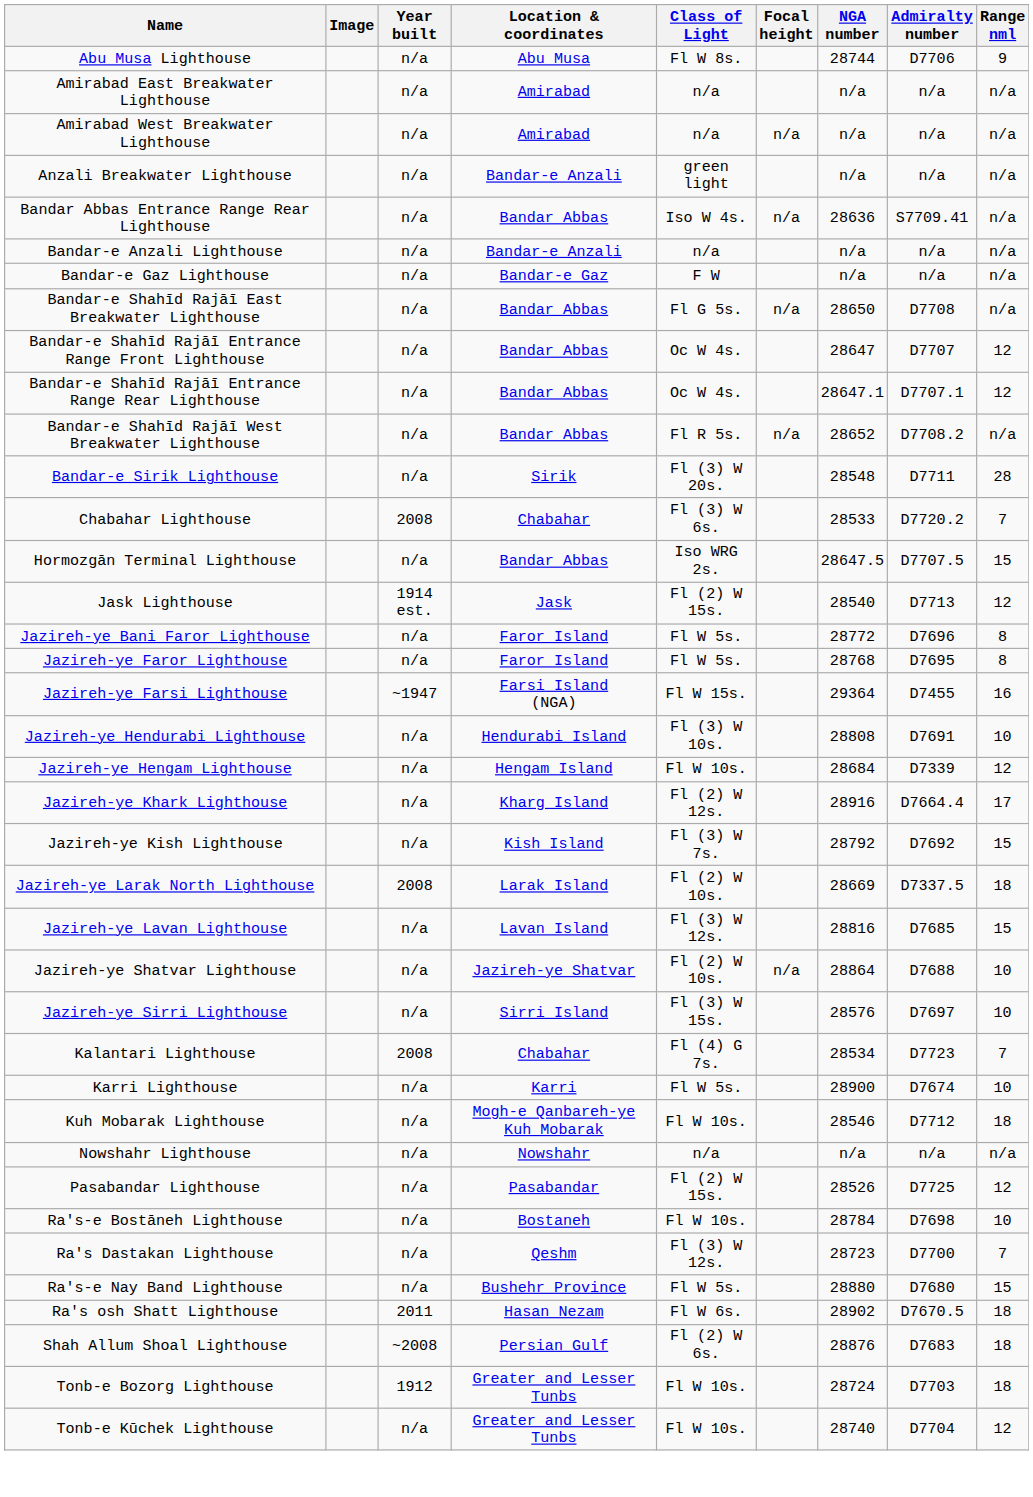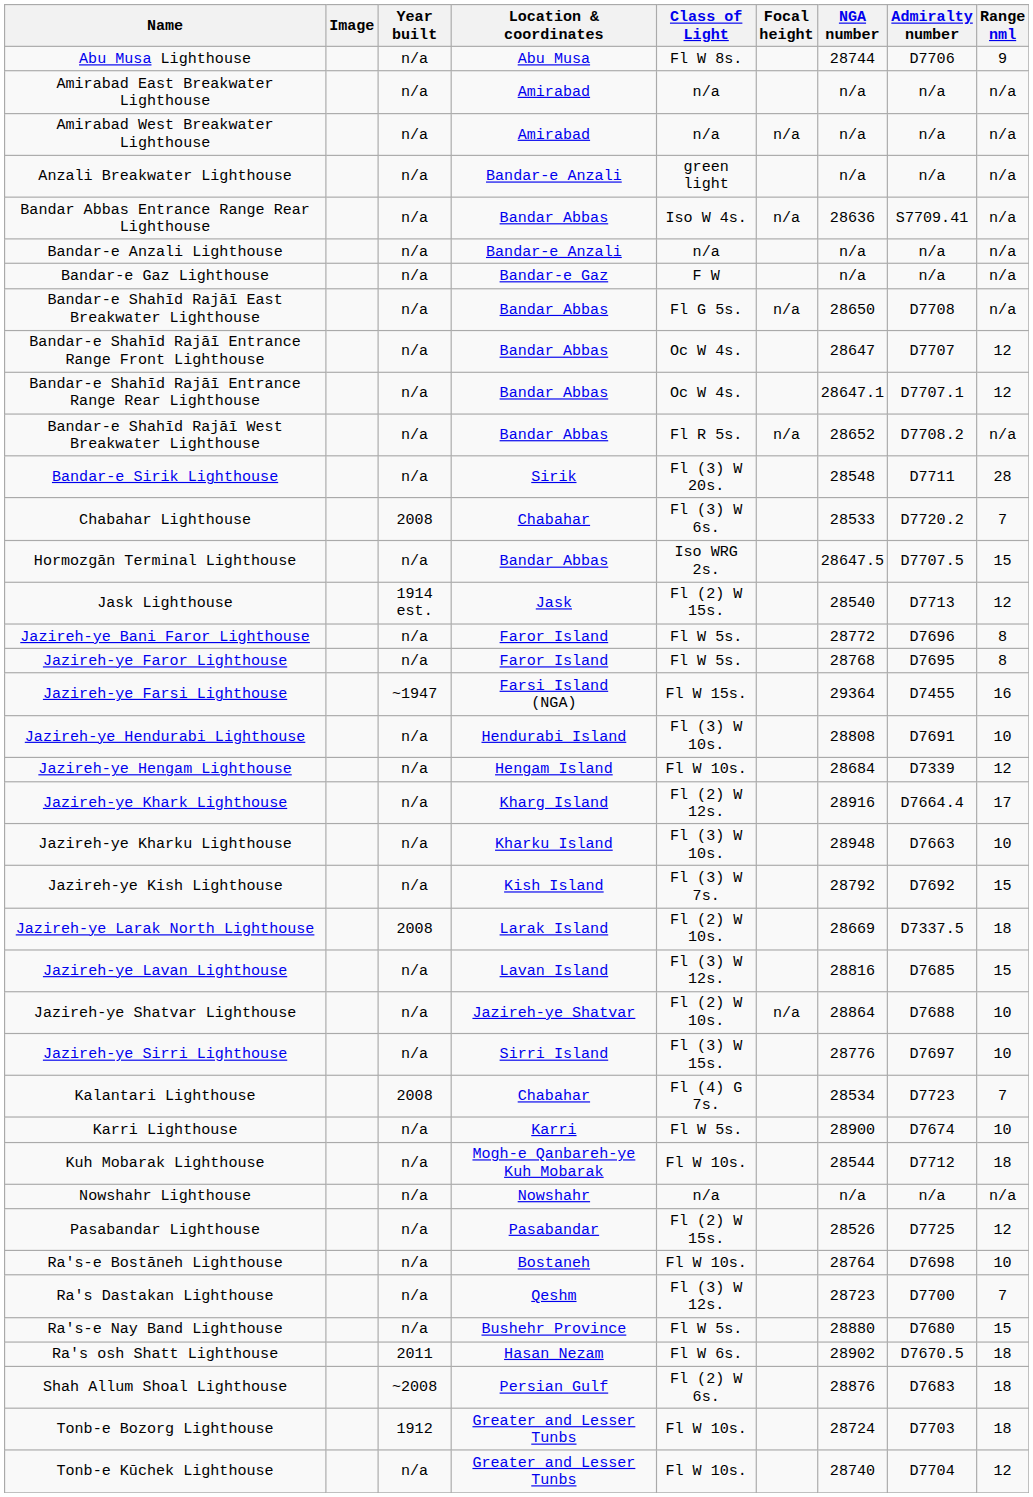+ row: (165, 845)
(852, 1013) 28576 -> (852, 1055) 28776
(852, 1121) 28546 -> (852, 1163) 28544
(852, 1221) 28784 -> (852, 1263) 28764
